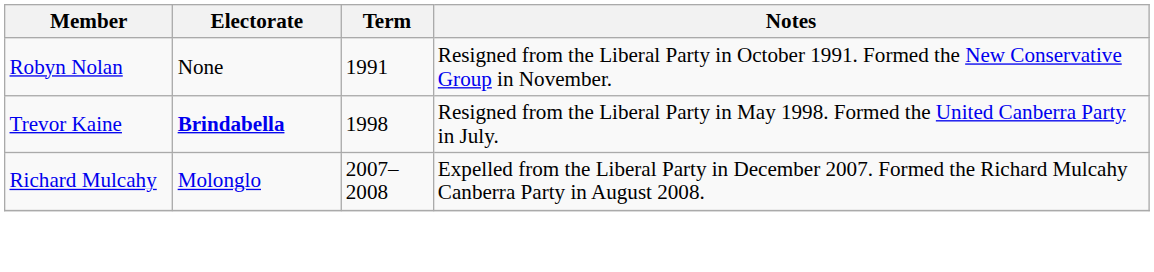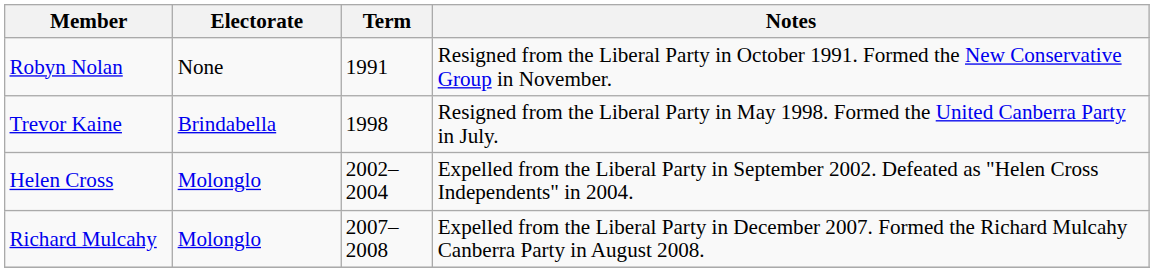(231, 123) bold -> (227, 123) normal
+ row: (61, 181)
